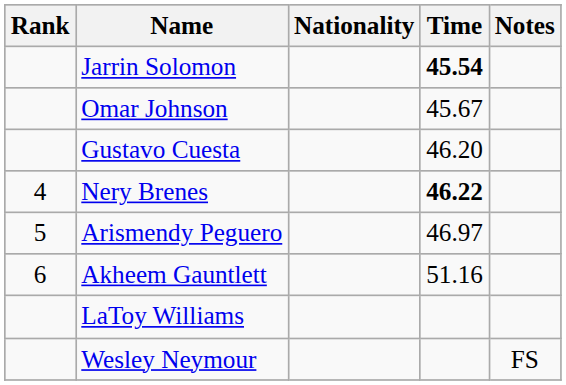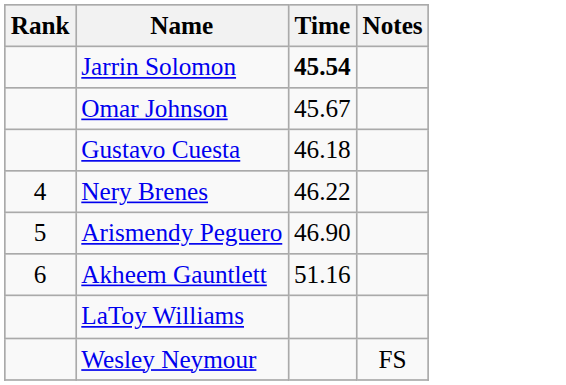- column: (354, 25)
(455, 150) 46.20 -> (322, 150) 46.18
(455, 191) bold -> (322, 191) normal
(455, 233) 46.97 -> (322, 233) 46.90
